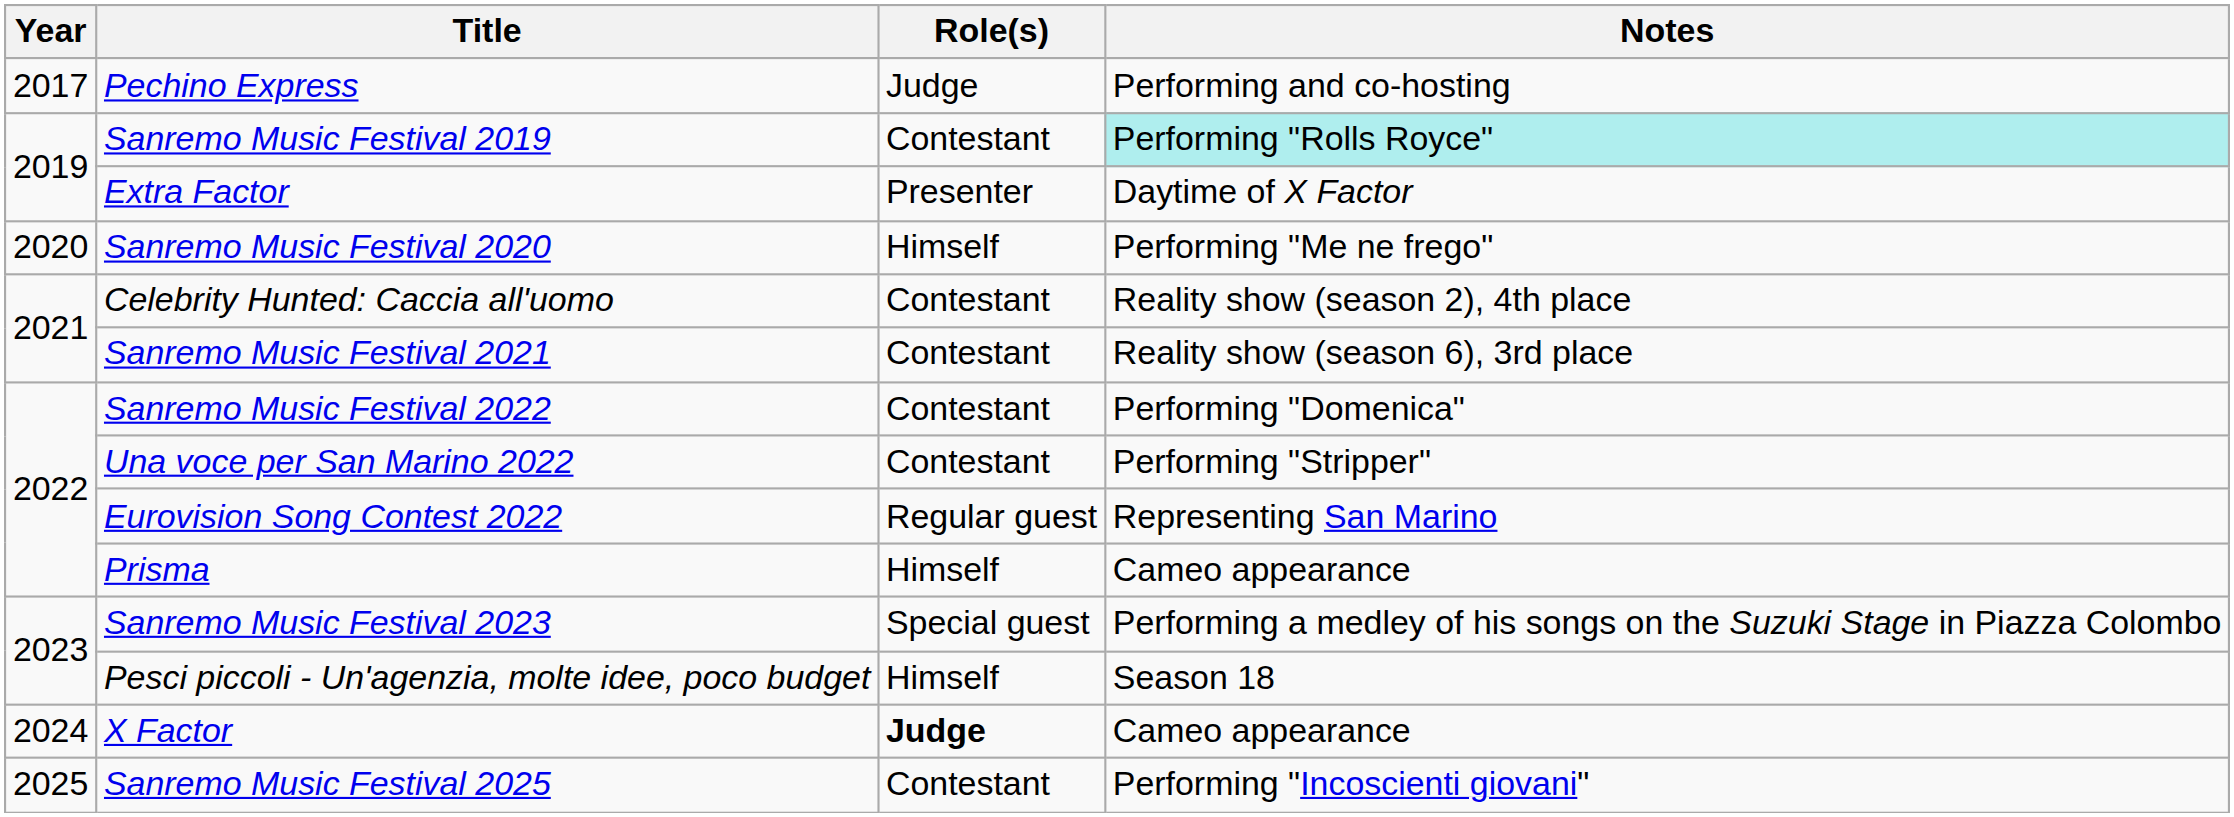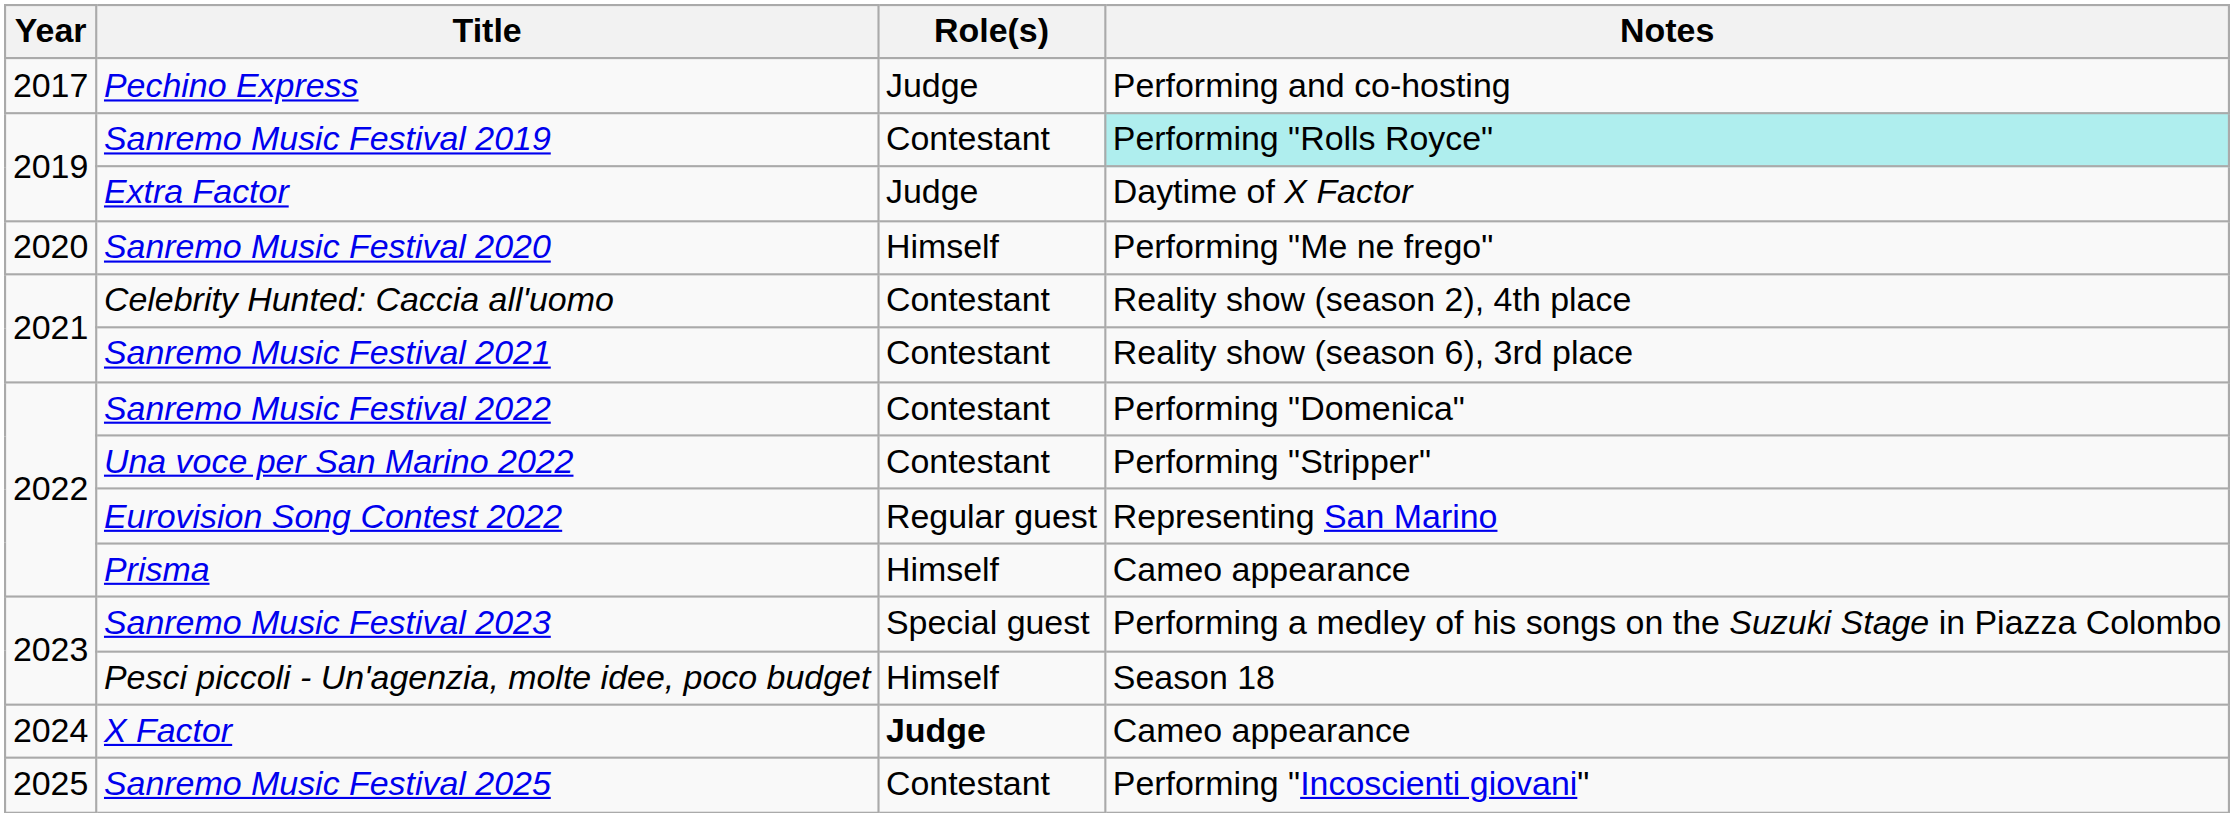(959, 192) Presenter -> (932, 192) Judge
